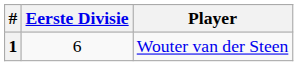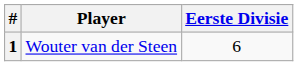columns swapped: (213, 18) <-> (77, 18)
